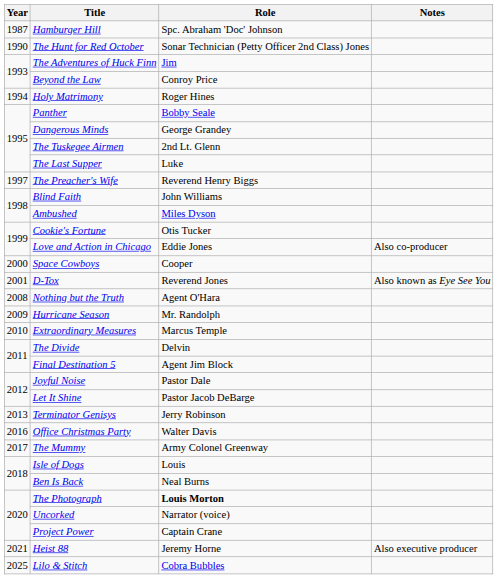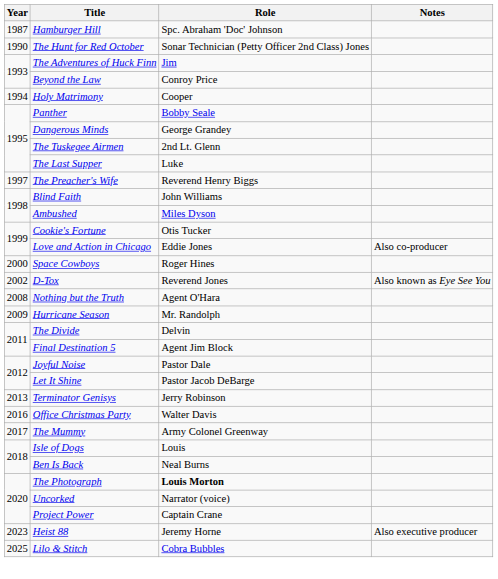(188, 96) Roger Hines -> (177, 96) Cooper
(177, 264) Cooper -> (188, 264) Roger Hines
(17, 280) 2001 -> (17, 280) 2002
- row: (84, 331)
(17, 548) 2021 -> (17, 532) 2023
